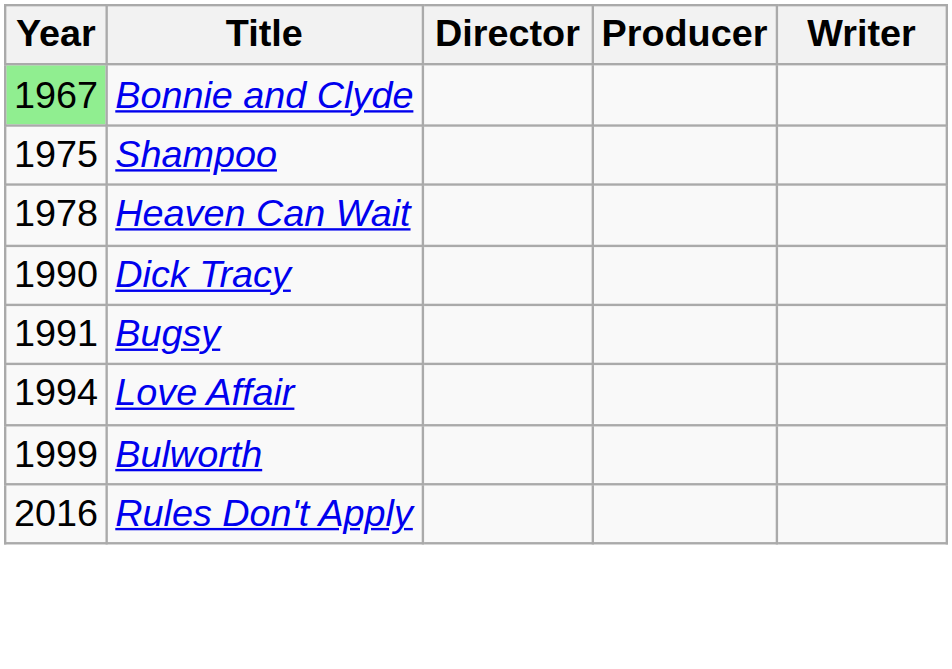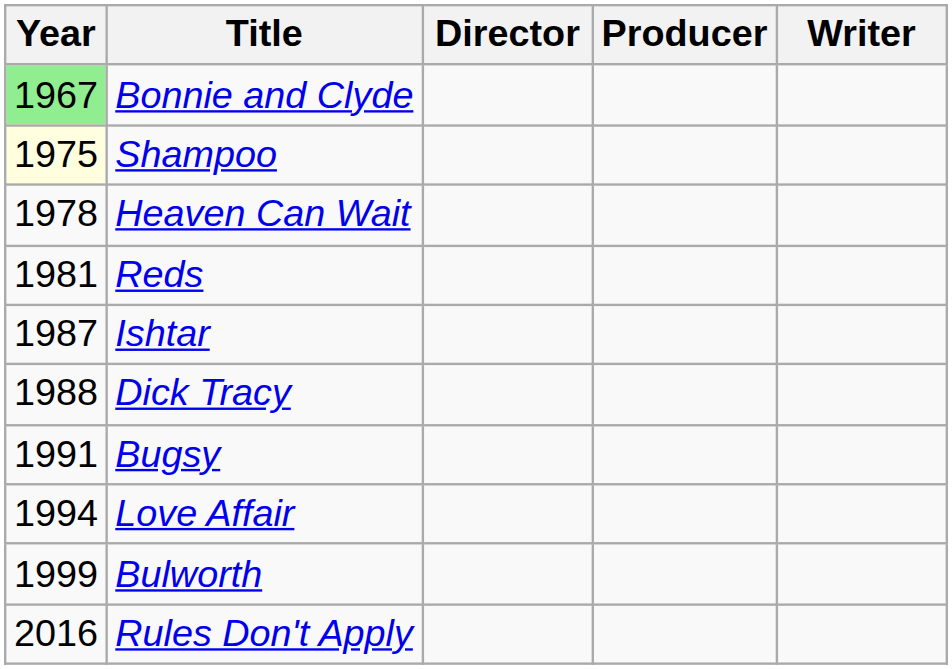(56, 154) no background -> (56, 154) lightyellow background
+ row: (159, 273)
+ row: (163, 333)
(56, 273) 1990 -> (56, 393) 1988
